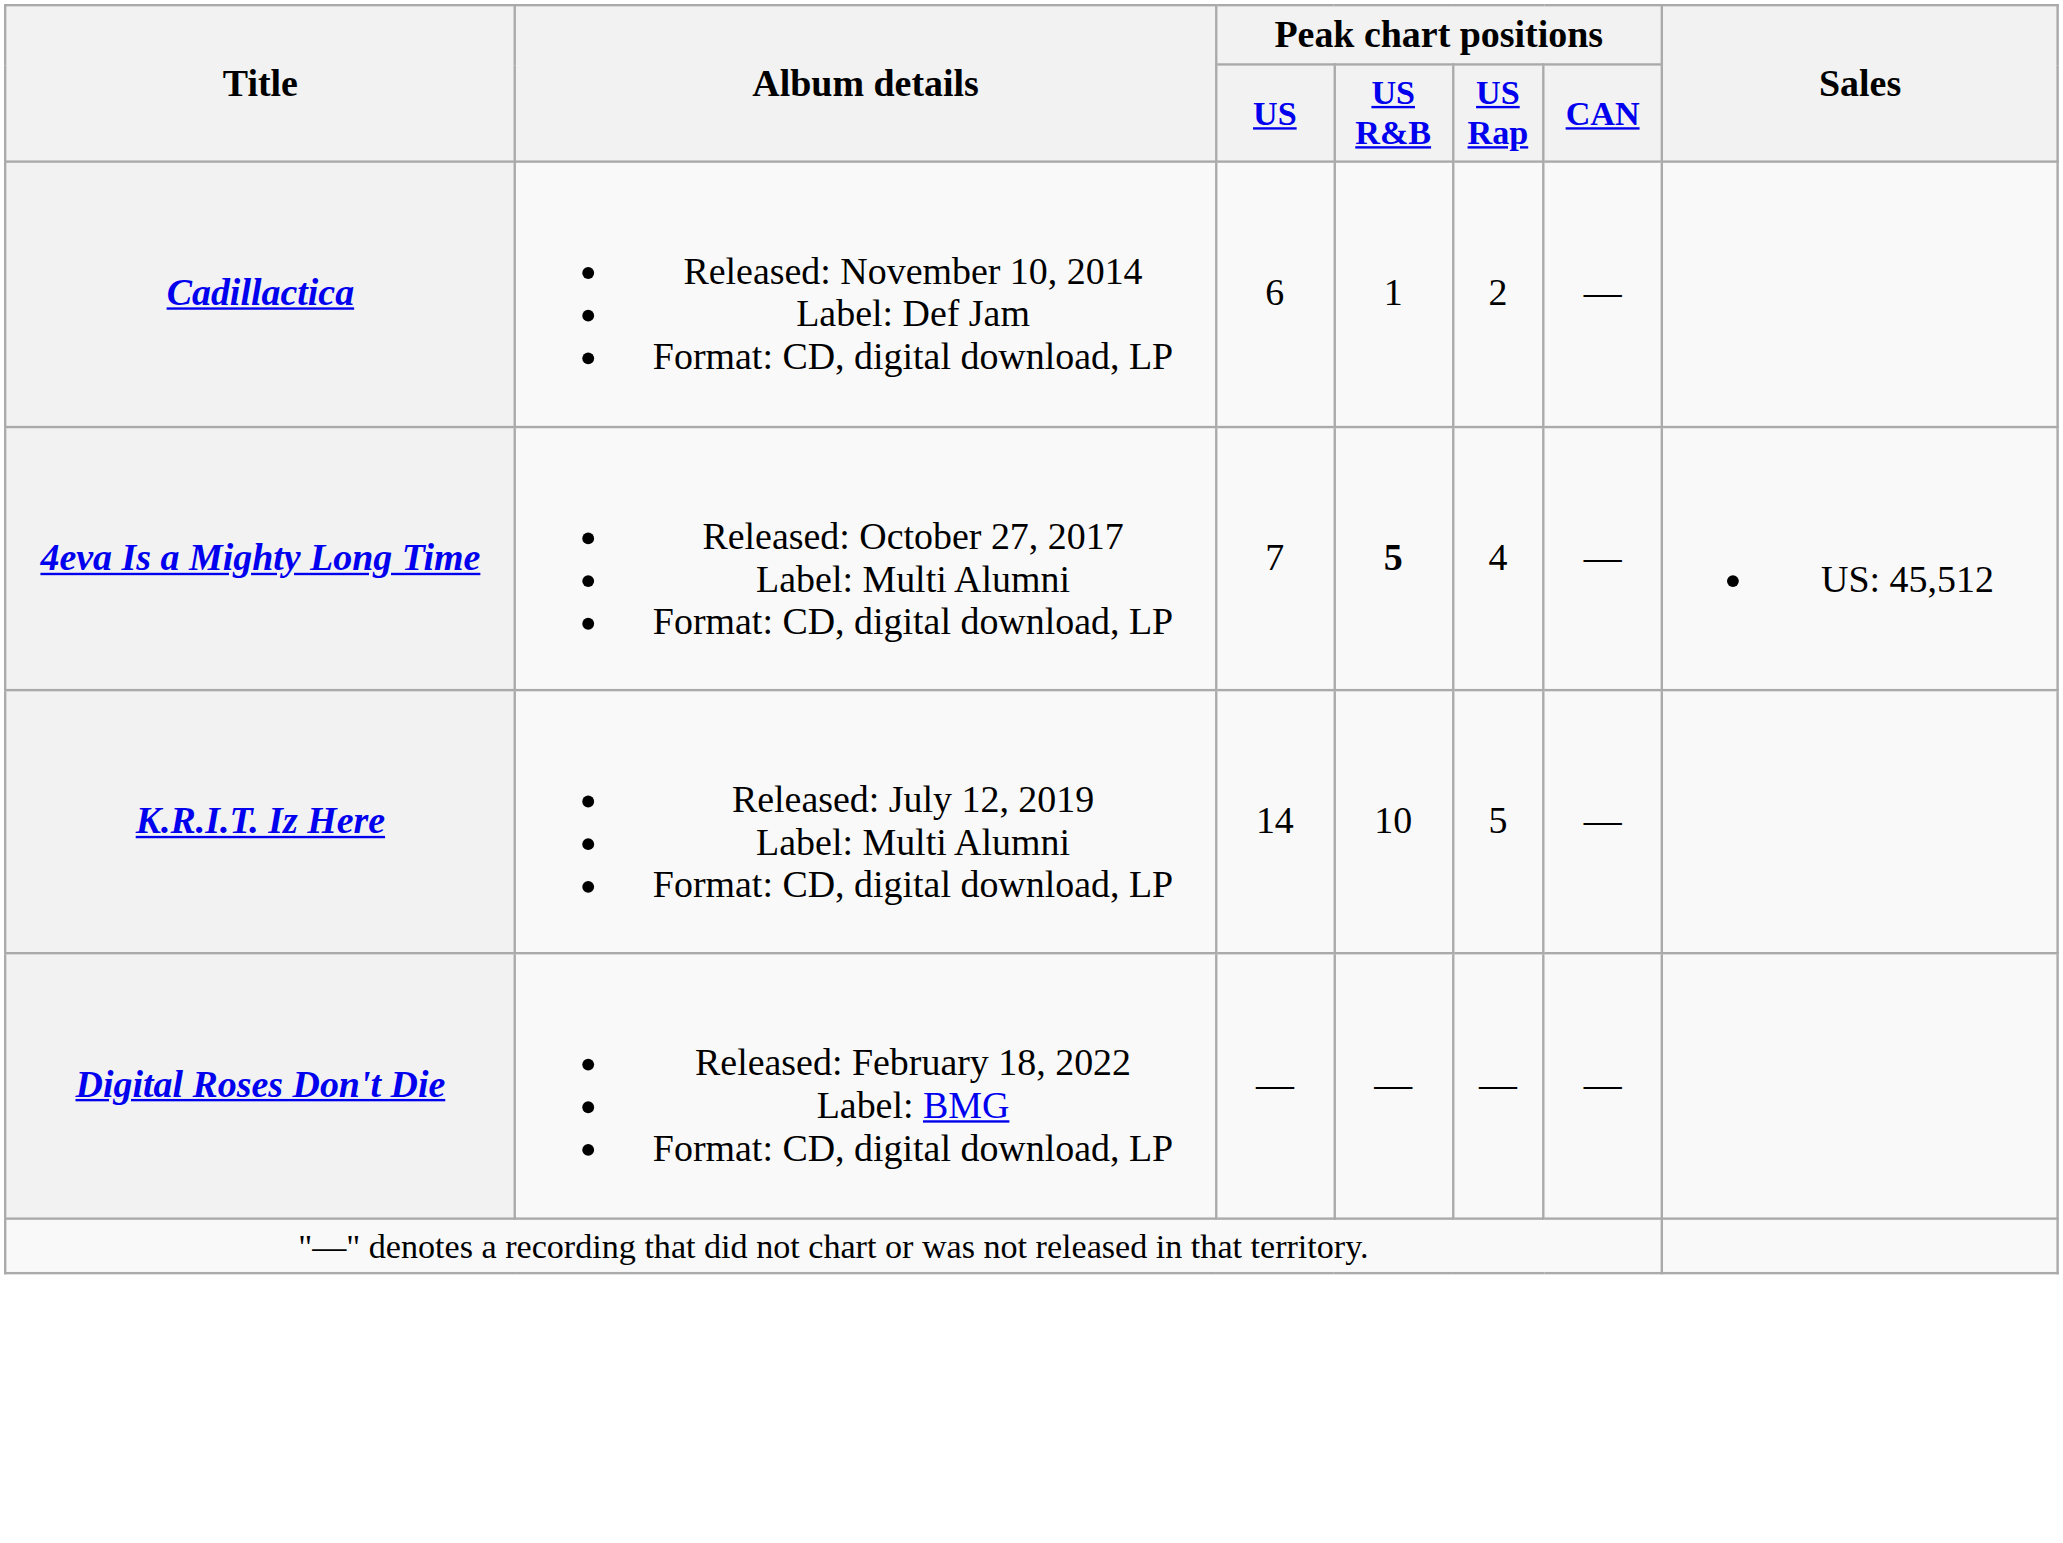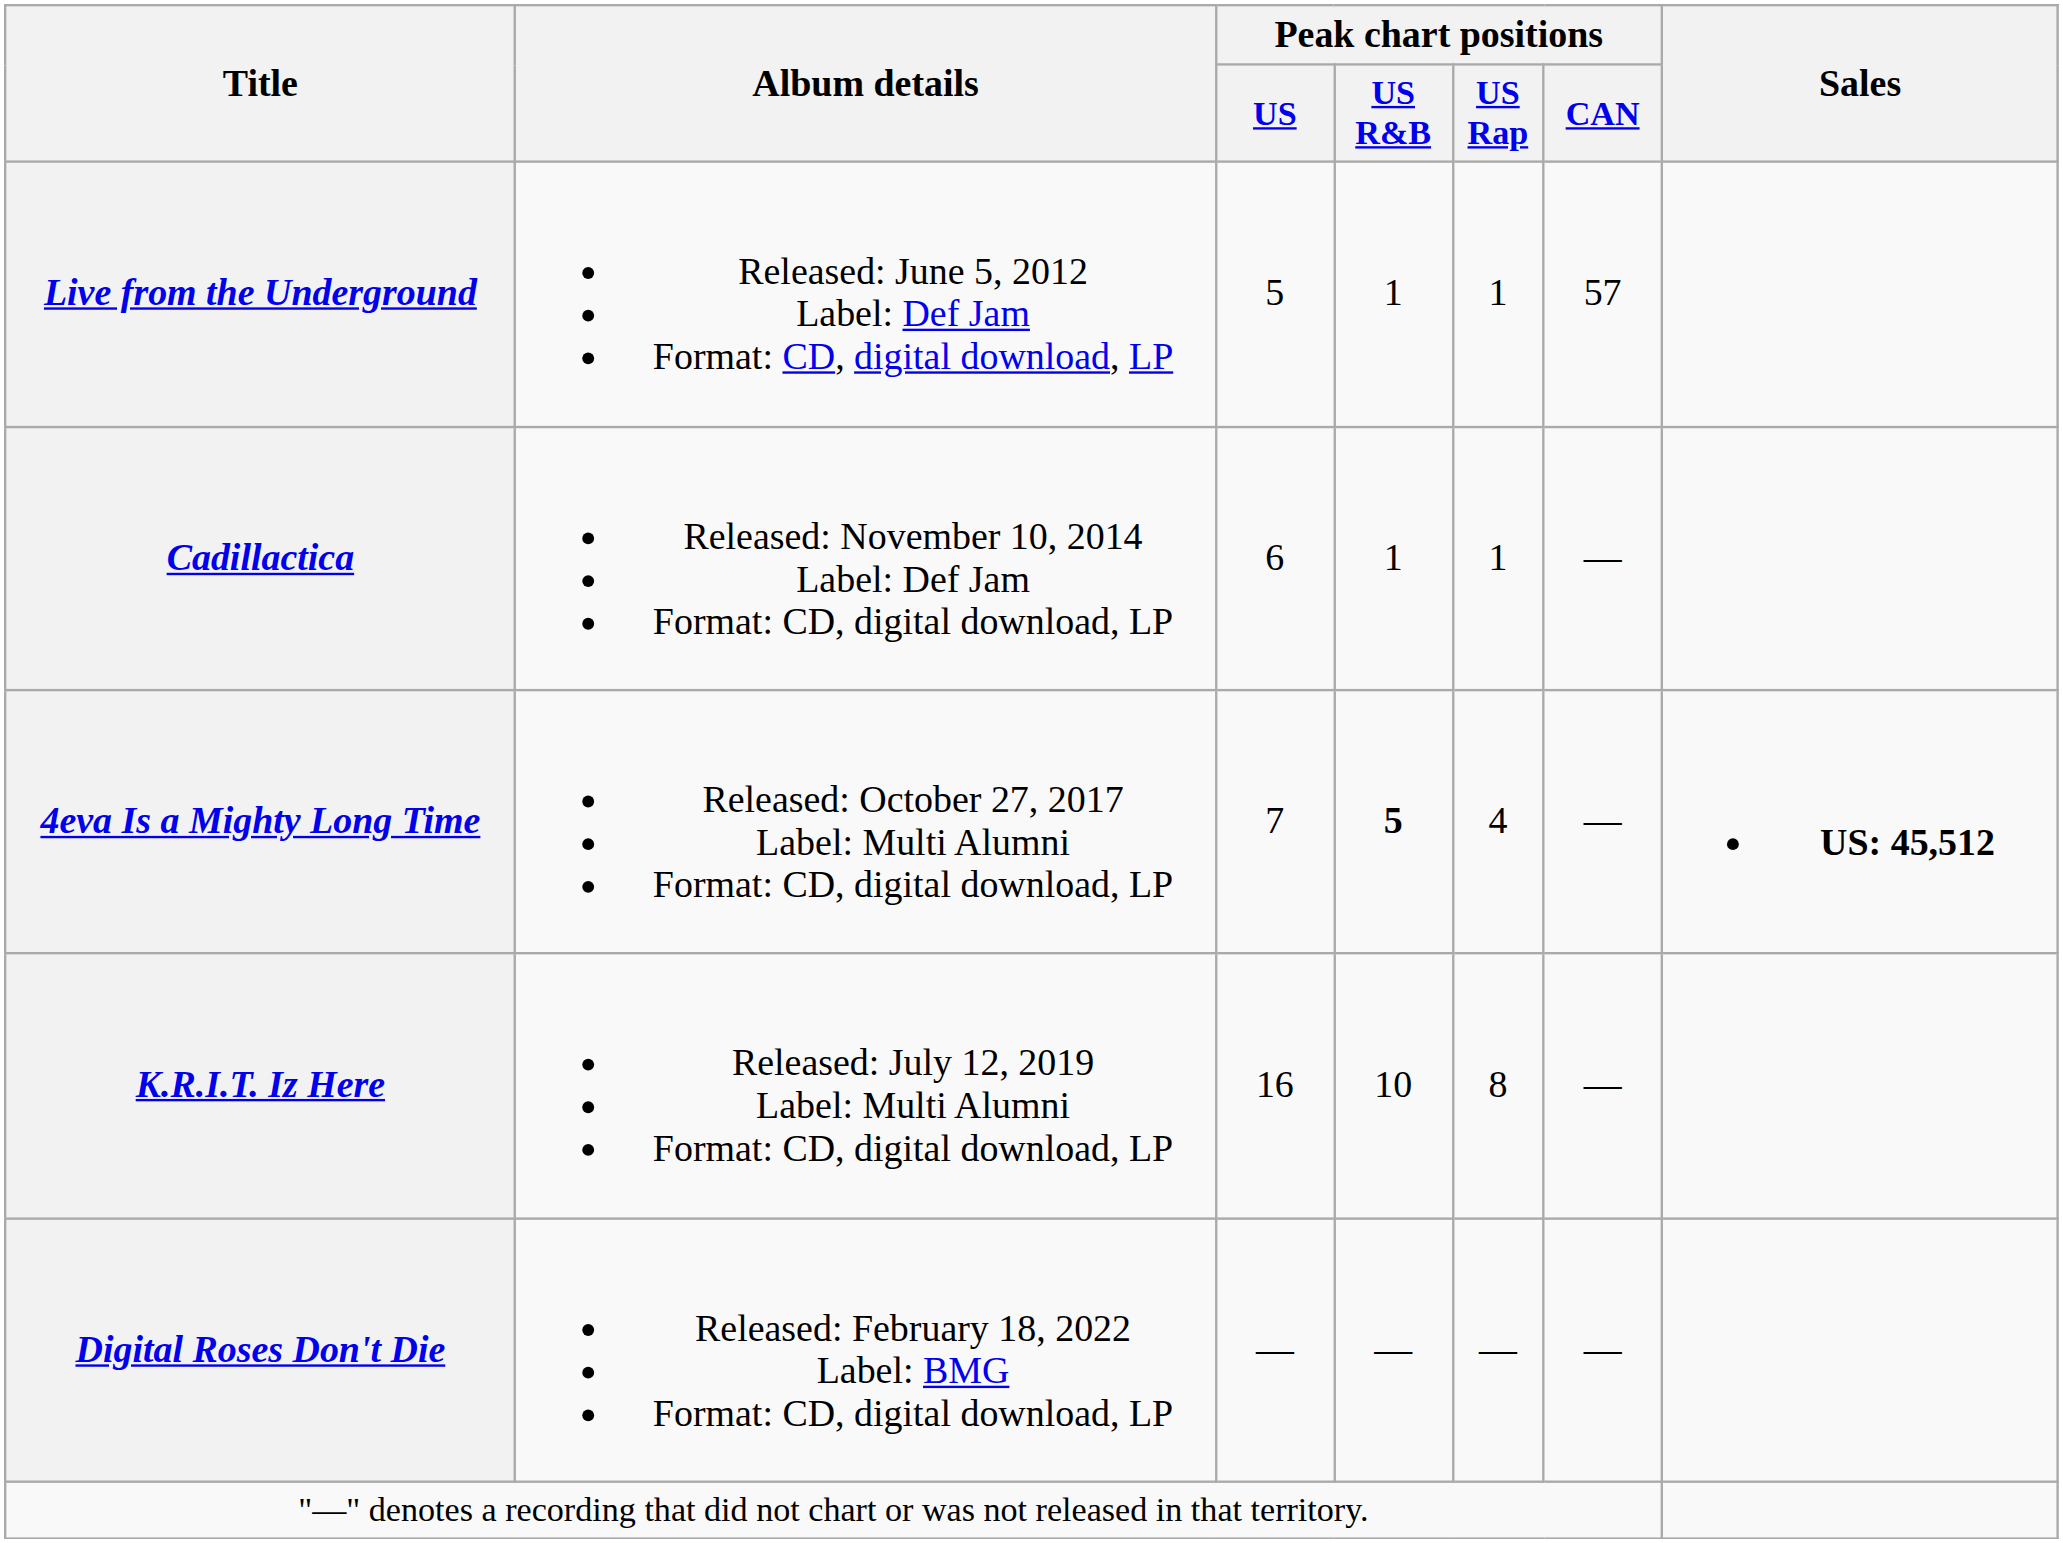+ row: (260, 293)
(1498, 293) 2 -> (1498, 557) 1
(1860, 579) normal -> (1860, 843) bold
(1275, 821) 14 -> (1275, 1085) 16
(1498, 821) 5 -> (1498, 1085) 8
